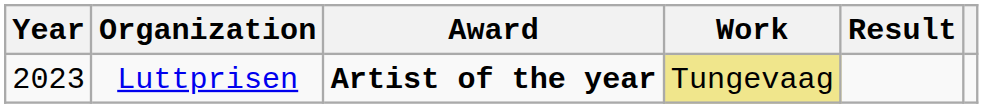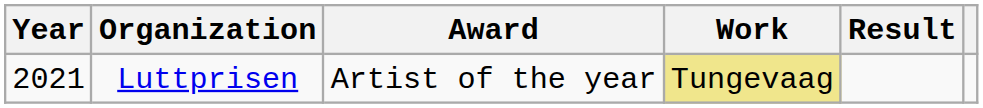(49, 79) 2023 -> (49, 79) 2021
(494, 79) bold -> (494, 79) normal
